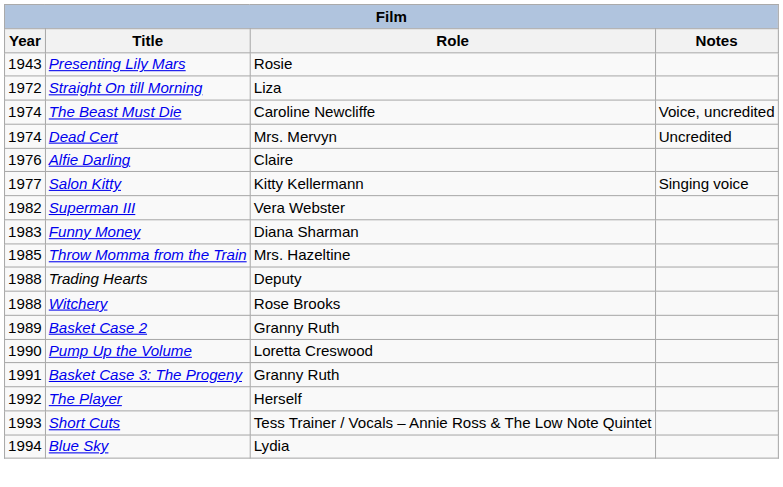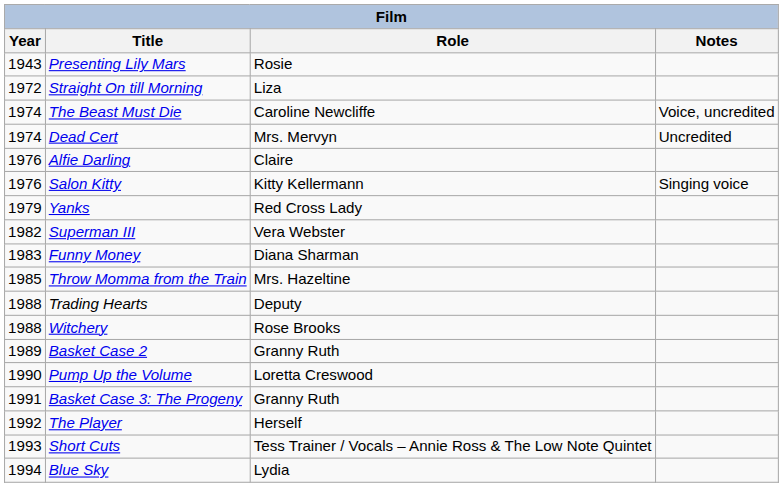(25, 184) 1977 -> (25, 184) 1976
+ row: (69, 208)
